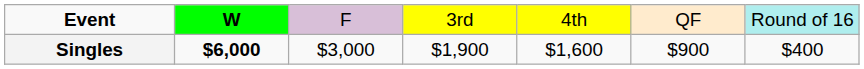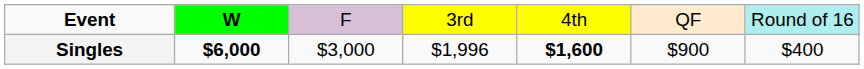(460, 50) $1,900 -> (460, 50) $1,996
(574, 50) normal -> (574, 50) bold
